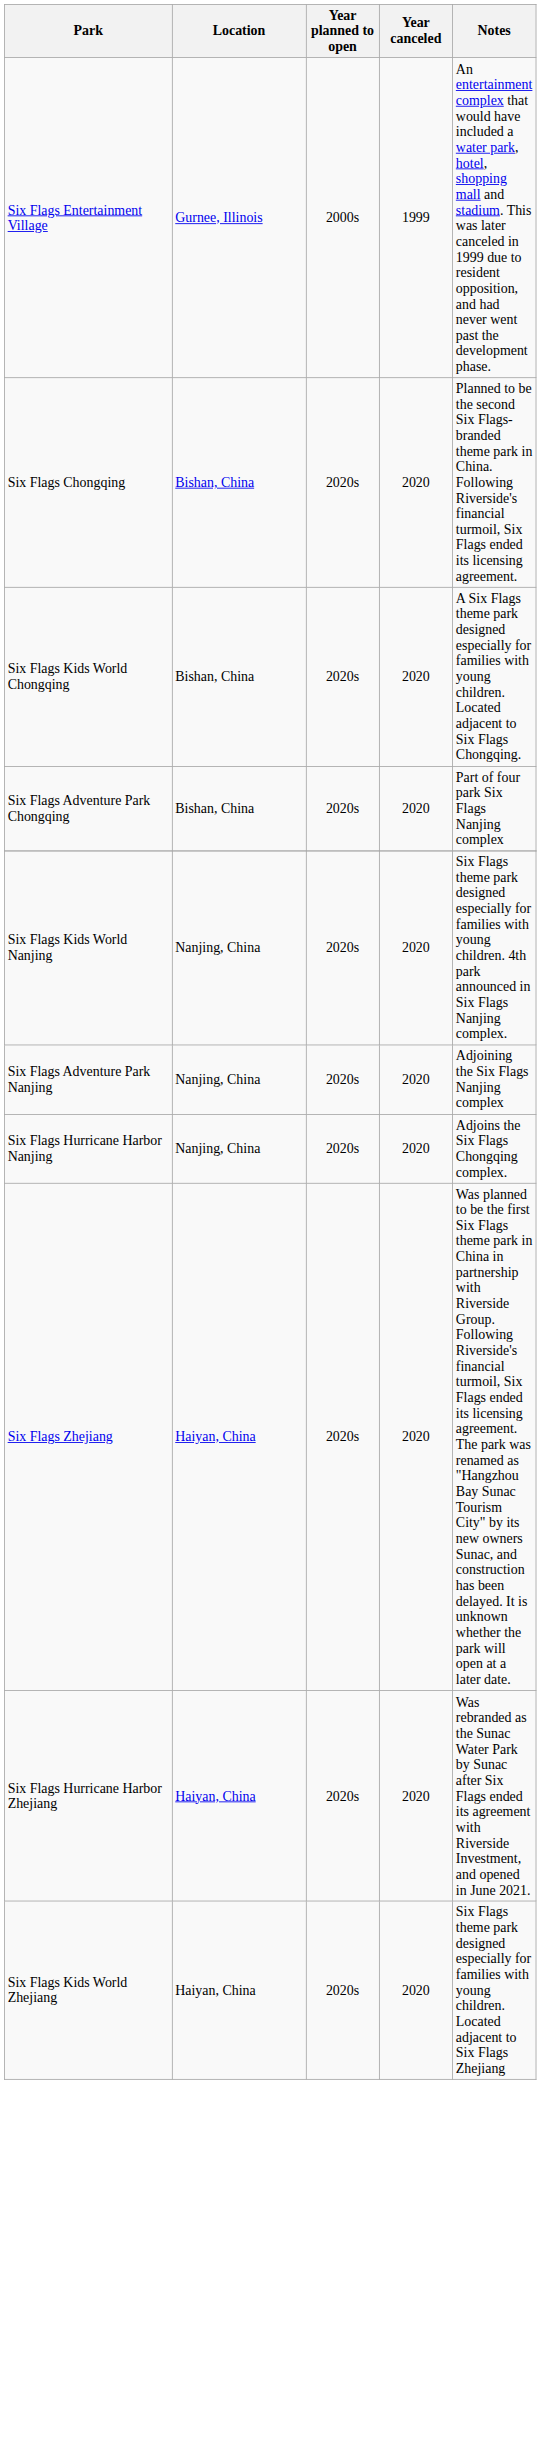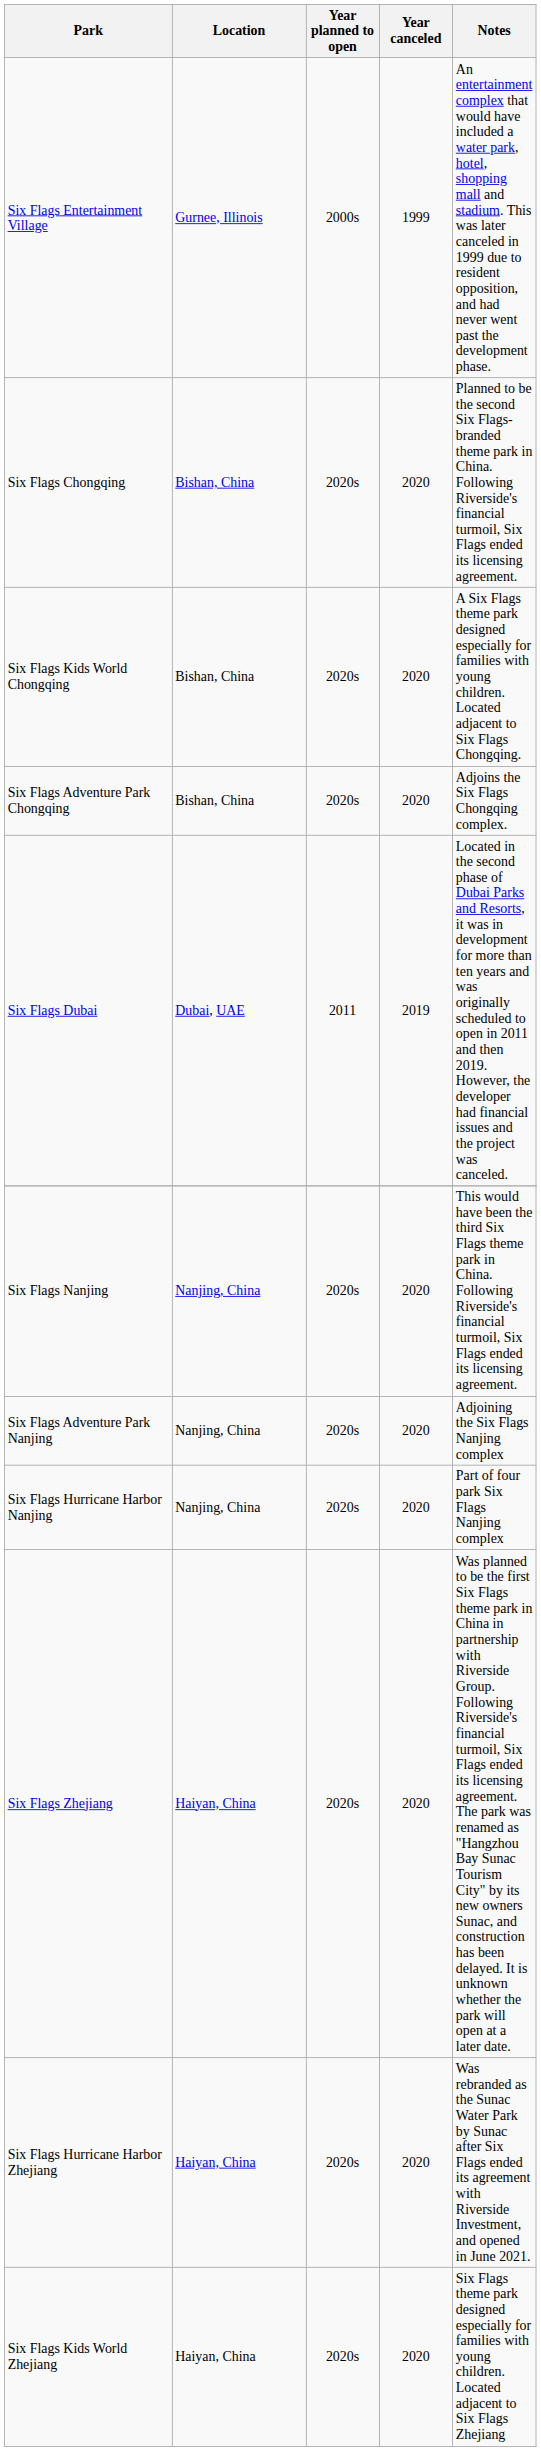(488, 808) Part of four park Six Flags Nanjing complex -> (488, 800) Adjoins the Six Flags Chongqing complex.
+ row: (53, 1010)
+ row: (58, 1291)
- row: (67, 948)
(488, 1148) Adjoins the Six Flags Chongqing complex. -> (488, 1507) Part of four park Six Flags Nanjing complex
